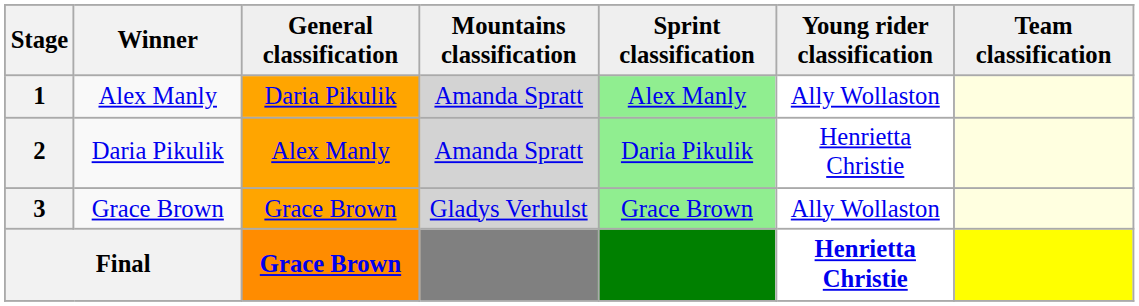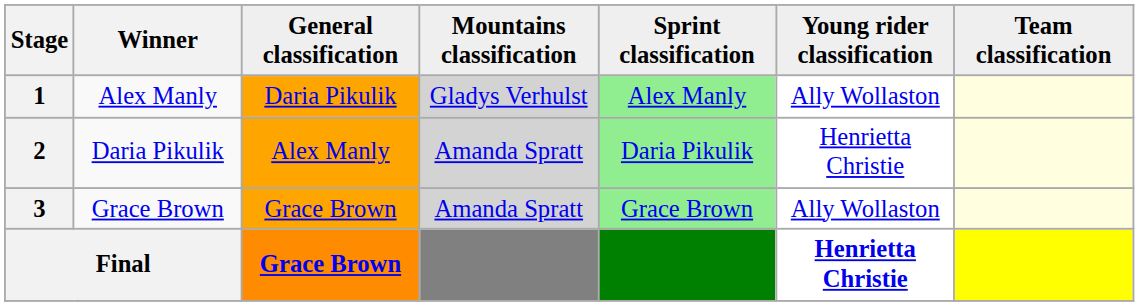(509, 96) Amanda Spratt -> (509, 96) Gladys Verhulst
(509, 208) Gladys Verhulst -> (509, 208) Amanda Spratt
